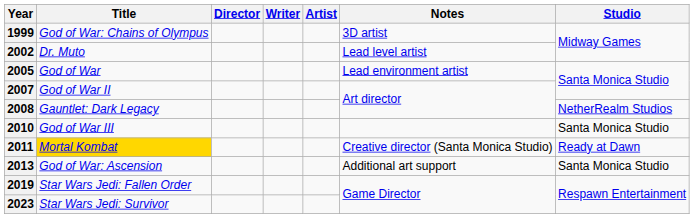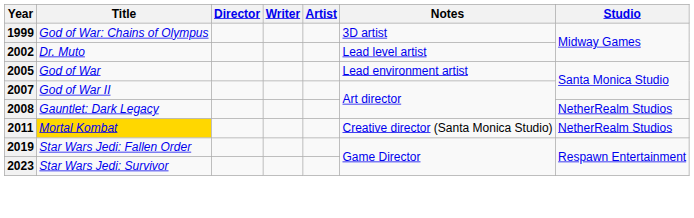- row: (20, 128)
(599, 147) Ready at Dawn -> (615, 128) NetherRealm Studios
- row: (20, 166)
